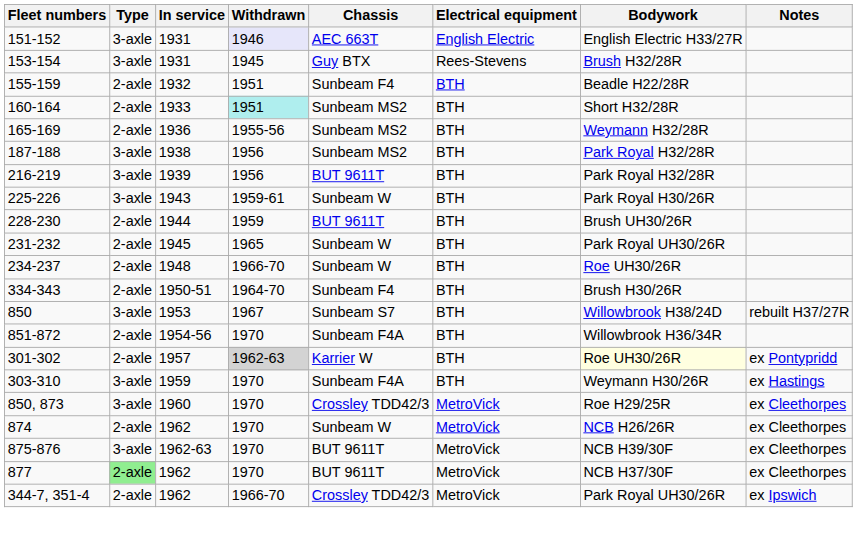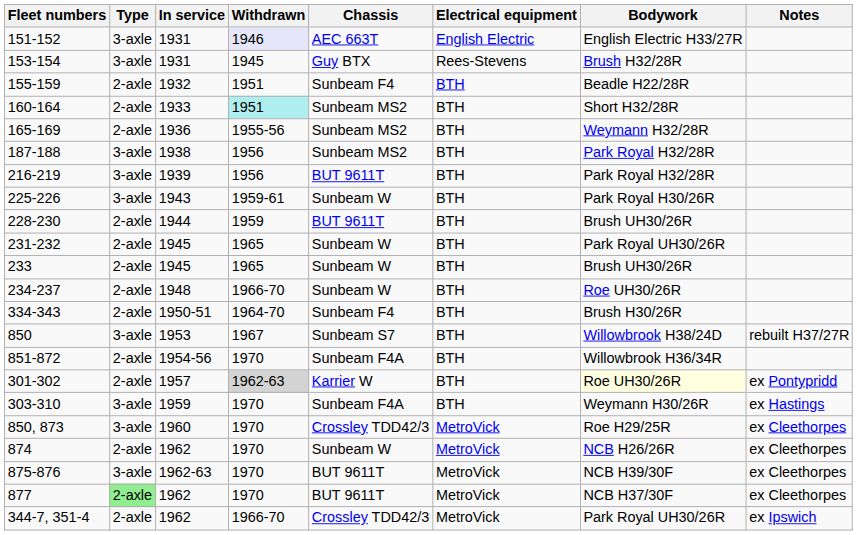+ row: (20, 267)
